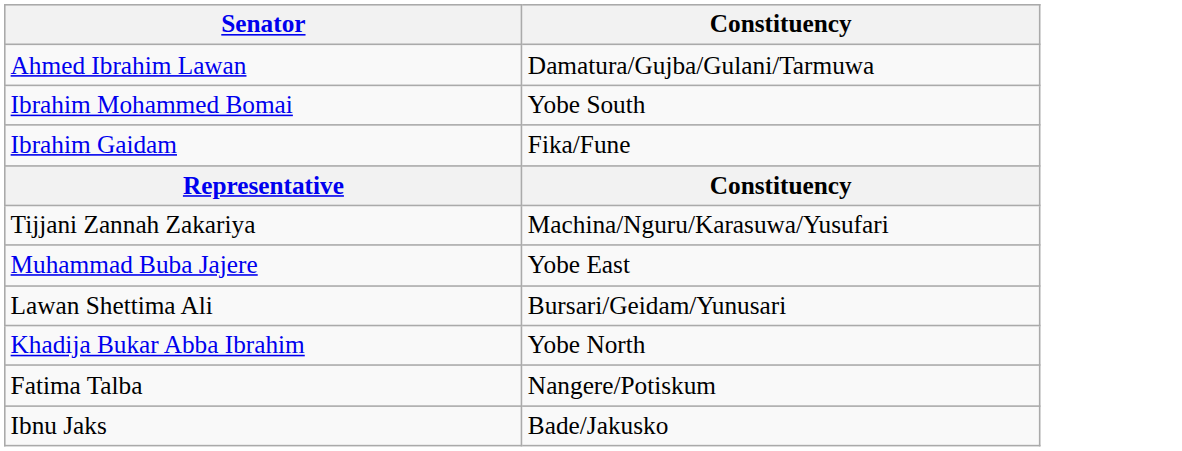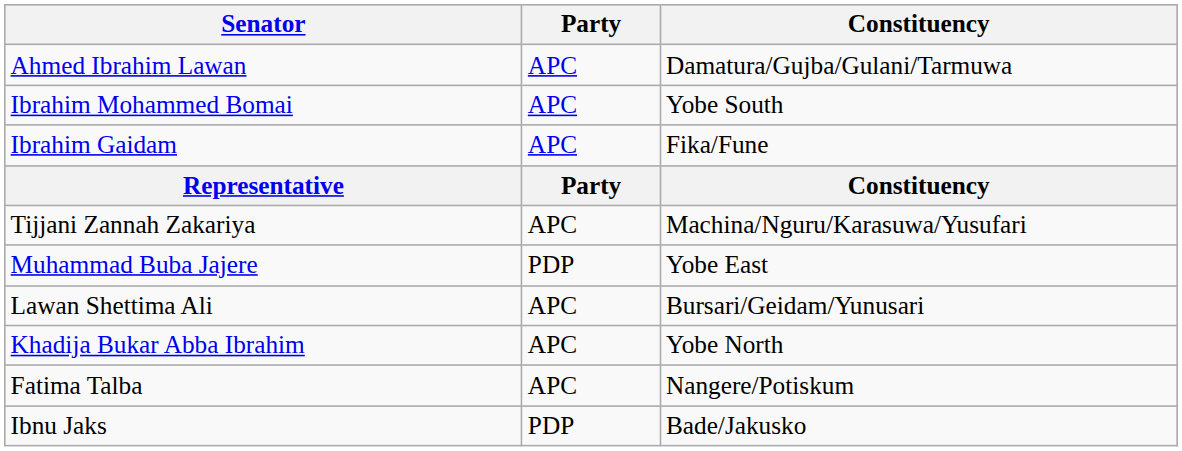+ column: (591, 24)
